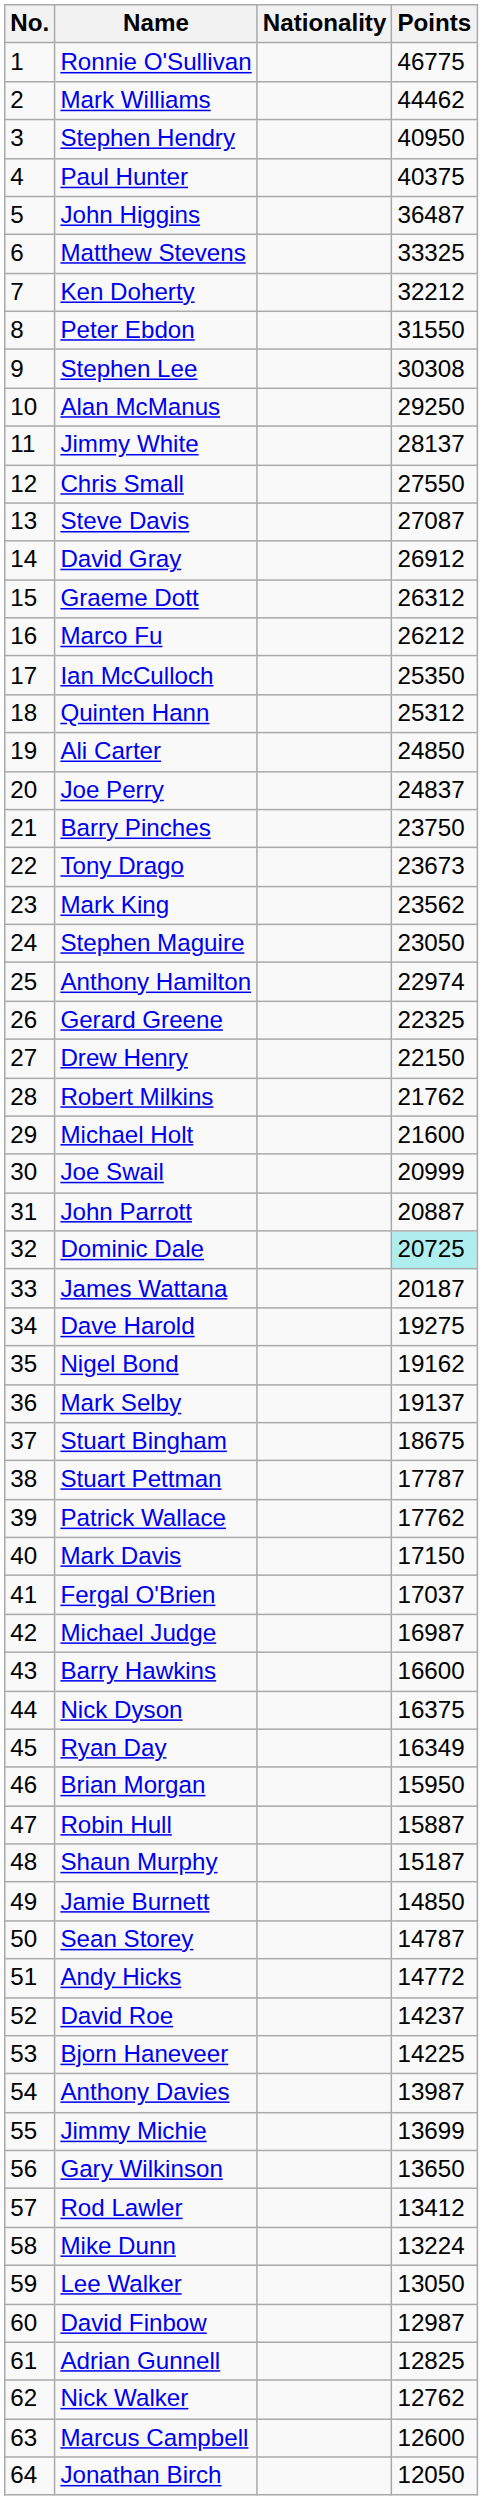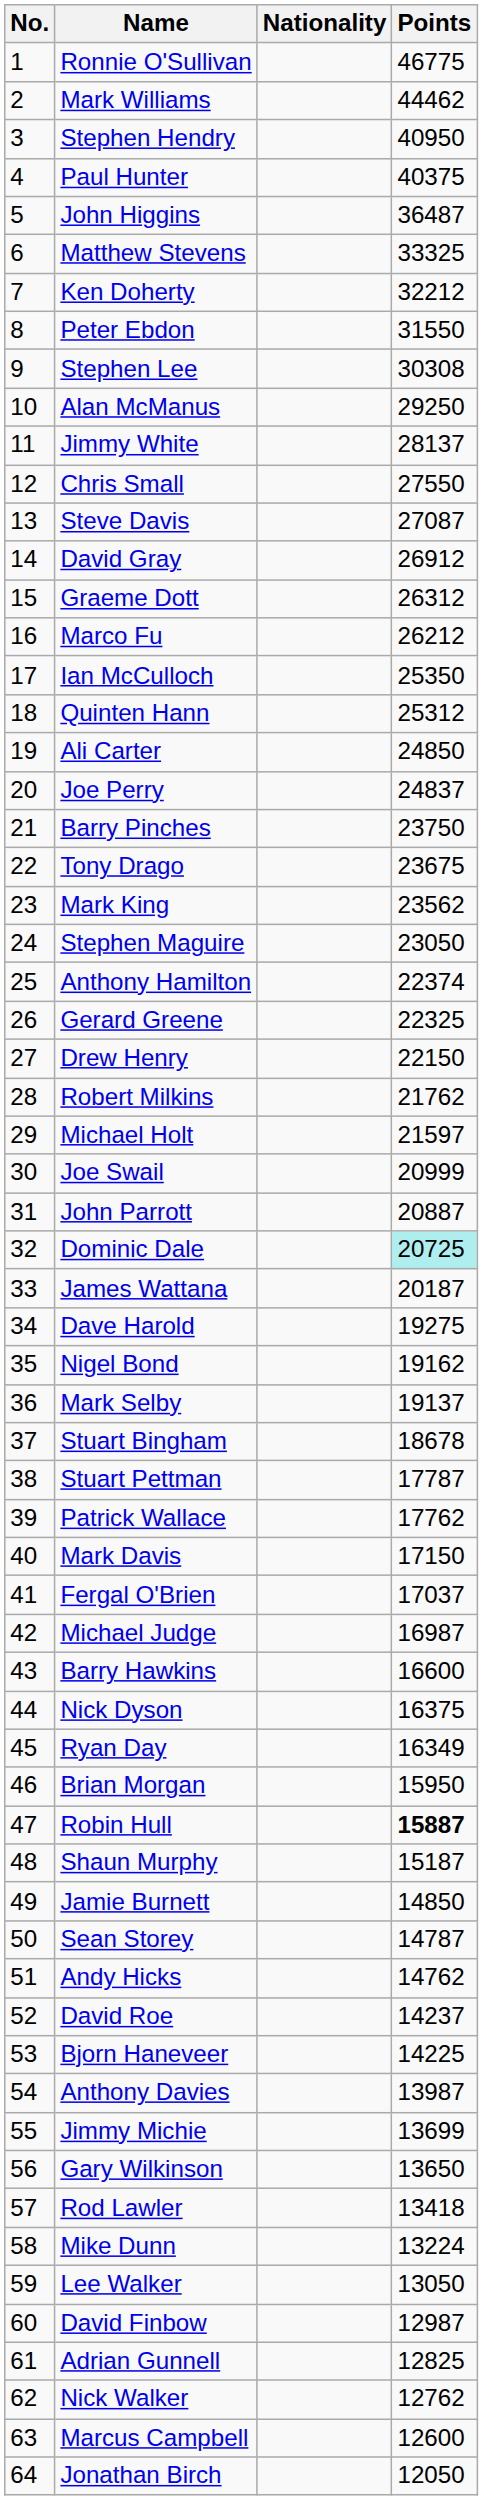(431, 866) 23673 -> (431, 866) 23675
(431, 981) 22974 -> (431, 981) 22374
(431, 1134) 21600 -> (431, 1134) 21597
(431, 1441) 18675 -> (431, 1441) 18678
(431, 1824) normal -> (431, 1824) bold
(431, 1977) 14772 -> (431, 1977) 14762
(431, 2207) 13412 -> (431, 2207) 13418
